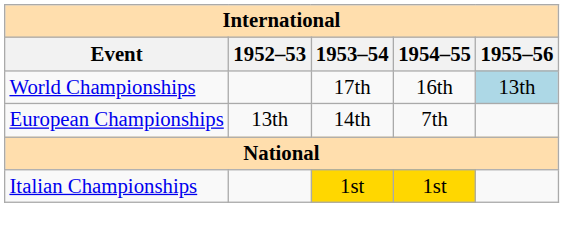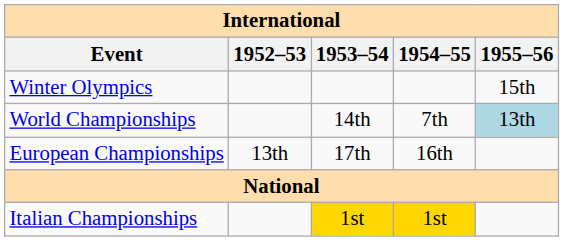+ row: (81, 86)
(352, 86) 17th -> (352, 119) 14th
(435, 86) 16th -> (435, 119) 7th
(352, 119) 14th -> (352, 152) 17th
(435, 119) 7th -> (435, 152) 16th
